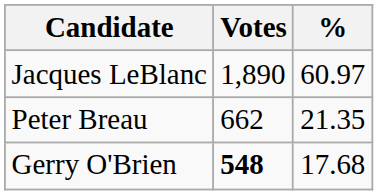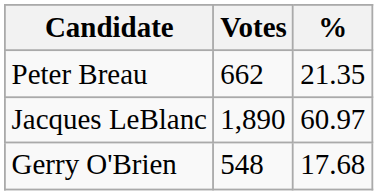rows swapped: (109, 73) <-> (80, 119)
(242, 165) bold -> (242, 165) normal
